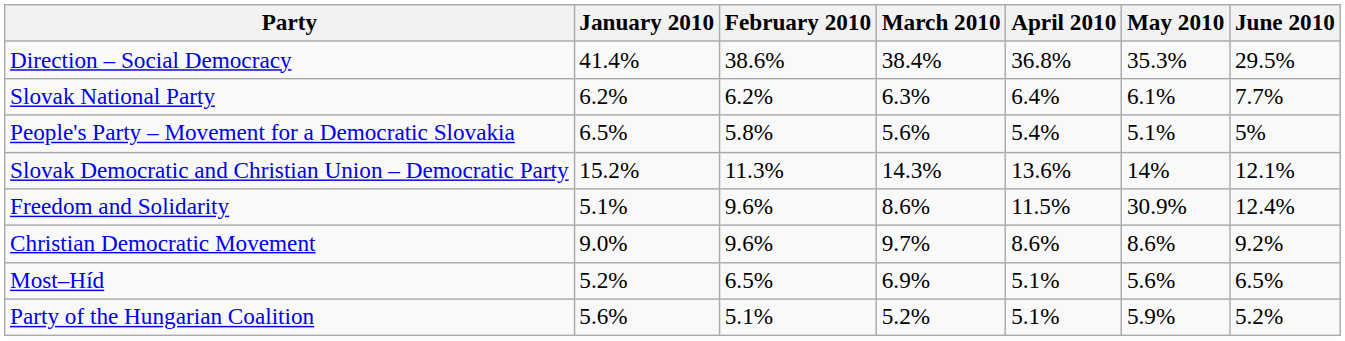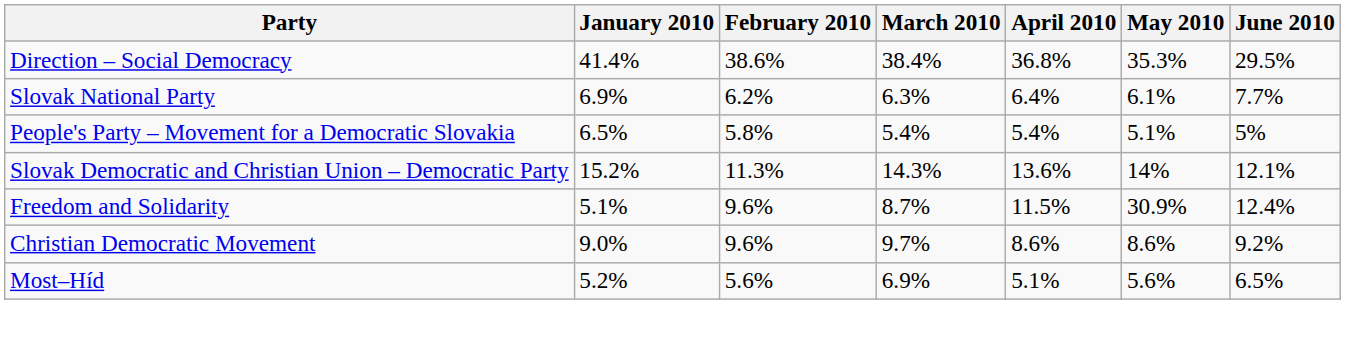(604, 96) 6.2% -> (604, 96) 6.9%
(906, 133) 5.6% -> (906, 133) 5.4%
(906, 206) 8.6% -> (906, 206) 8.7%
(749, 280) 6.5% -> (749, 280) 5.6%
- row: (162, 317)
